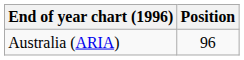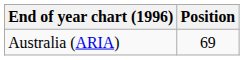(208, 42) 96 -> (208, 42) 69
